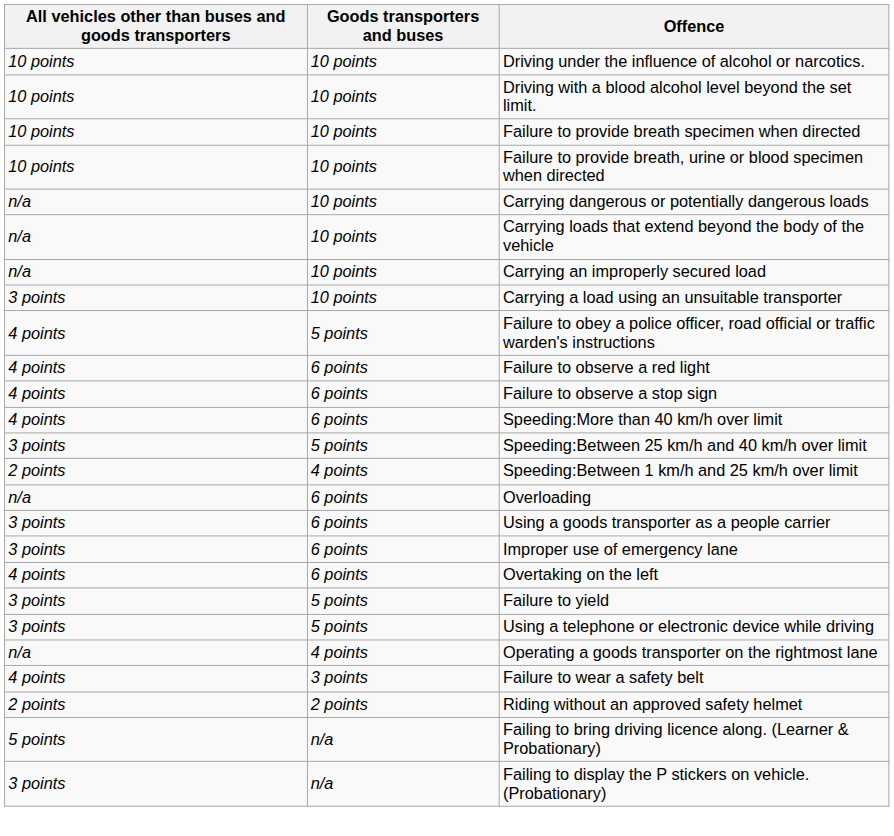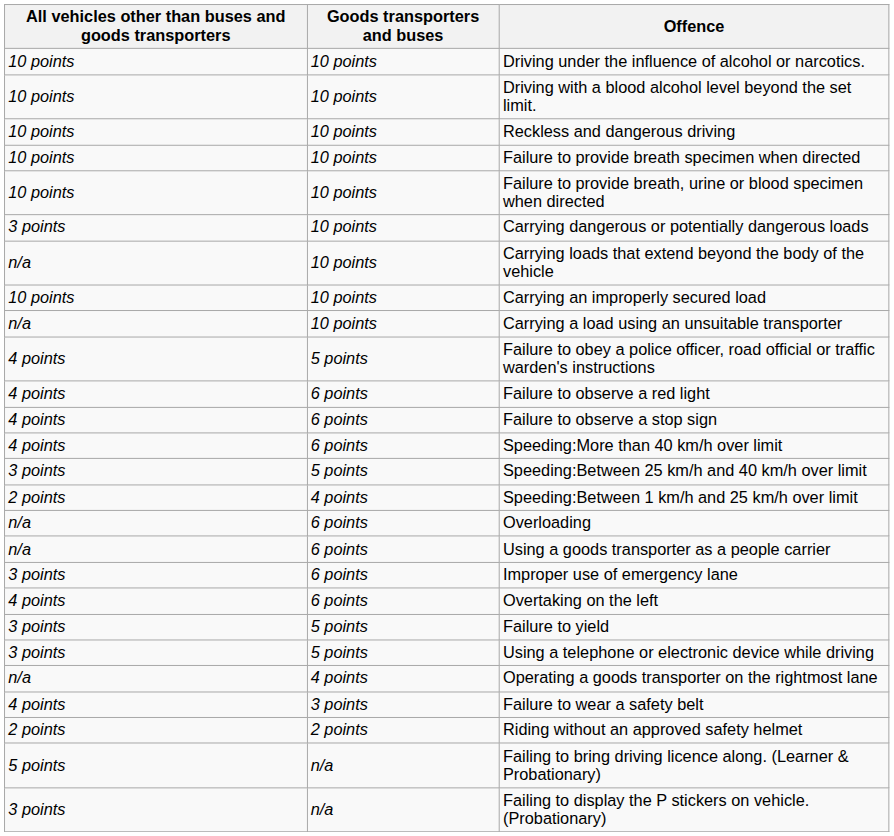+ row: (619, 131)
(20, 201) n/a -> (37, 227) 3 points
(20, 272) n/a -> (41, 297) 10 points
(37, 297) 3 points -> (20, 323) n/a
(37, 523) 3 points -> (20, 549) n/a
